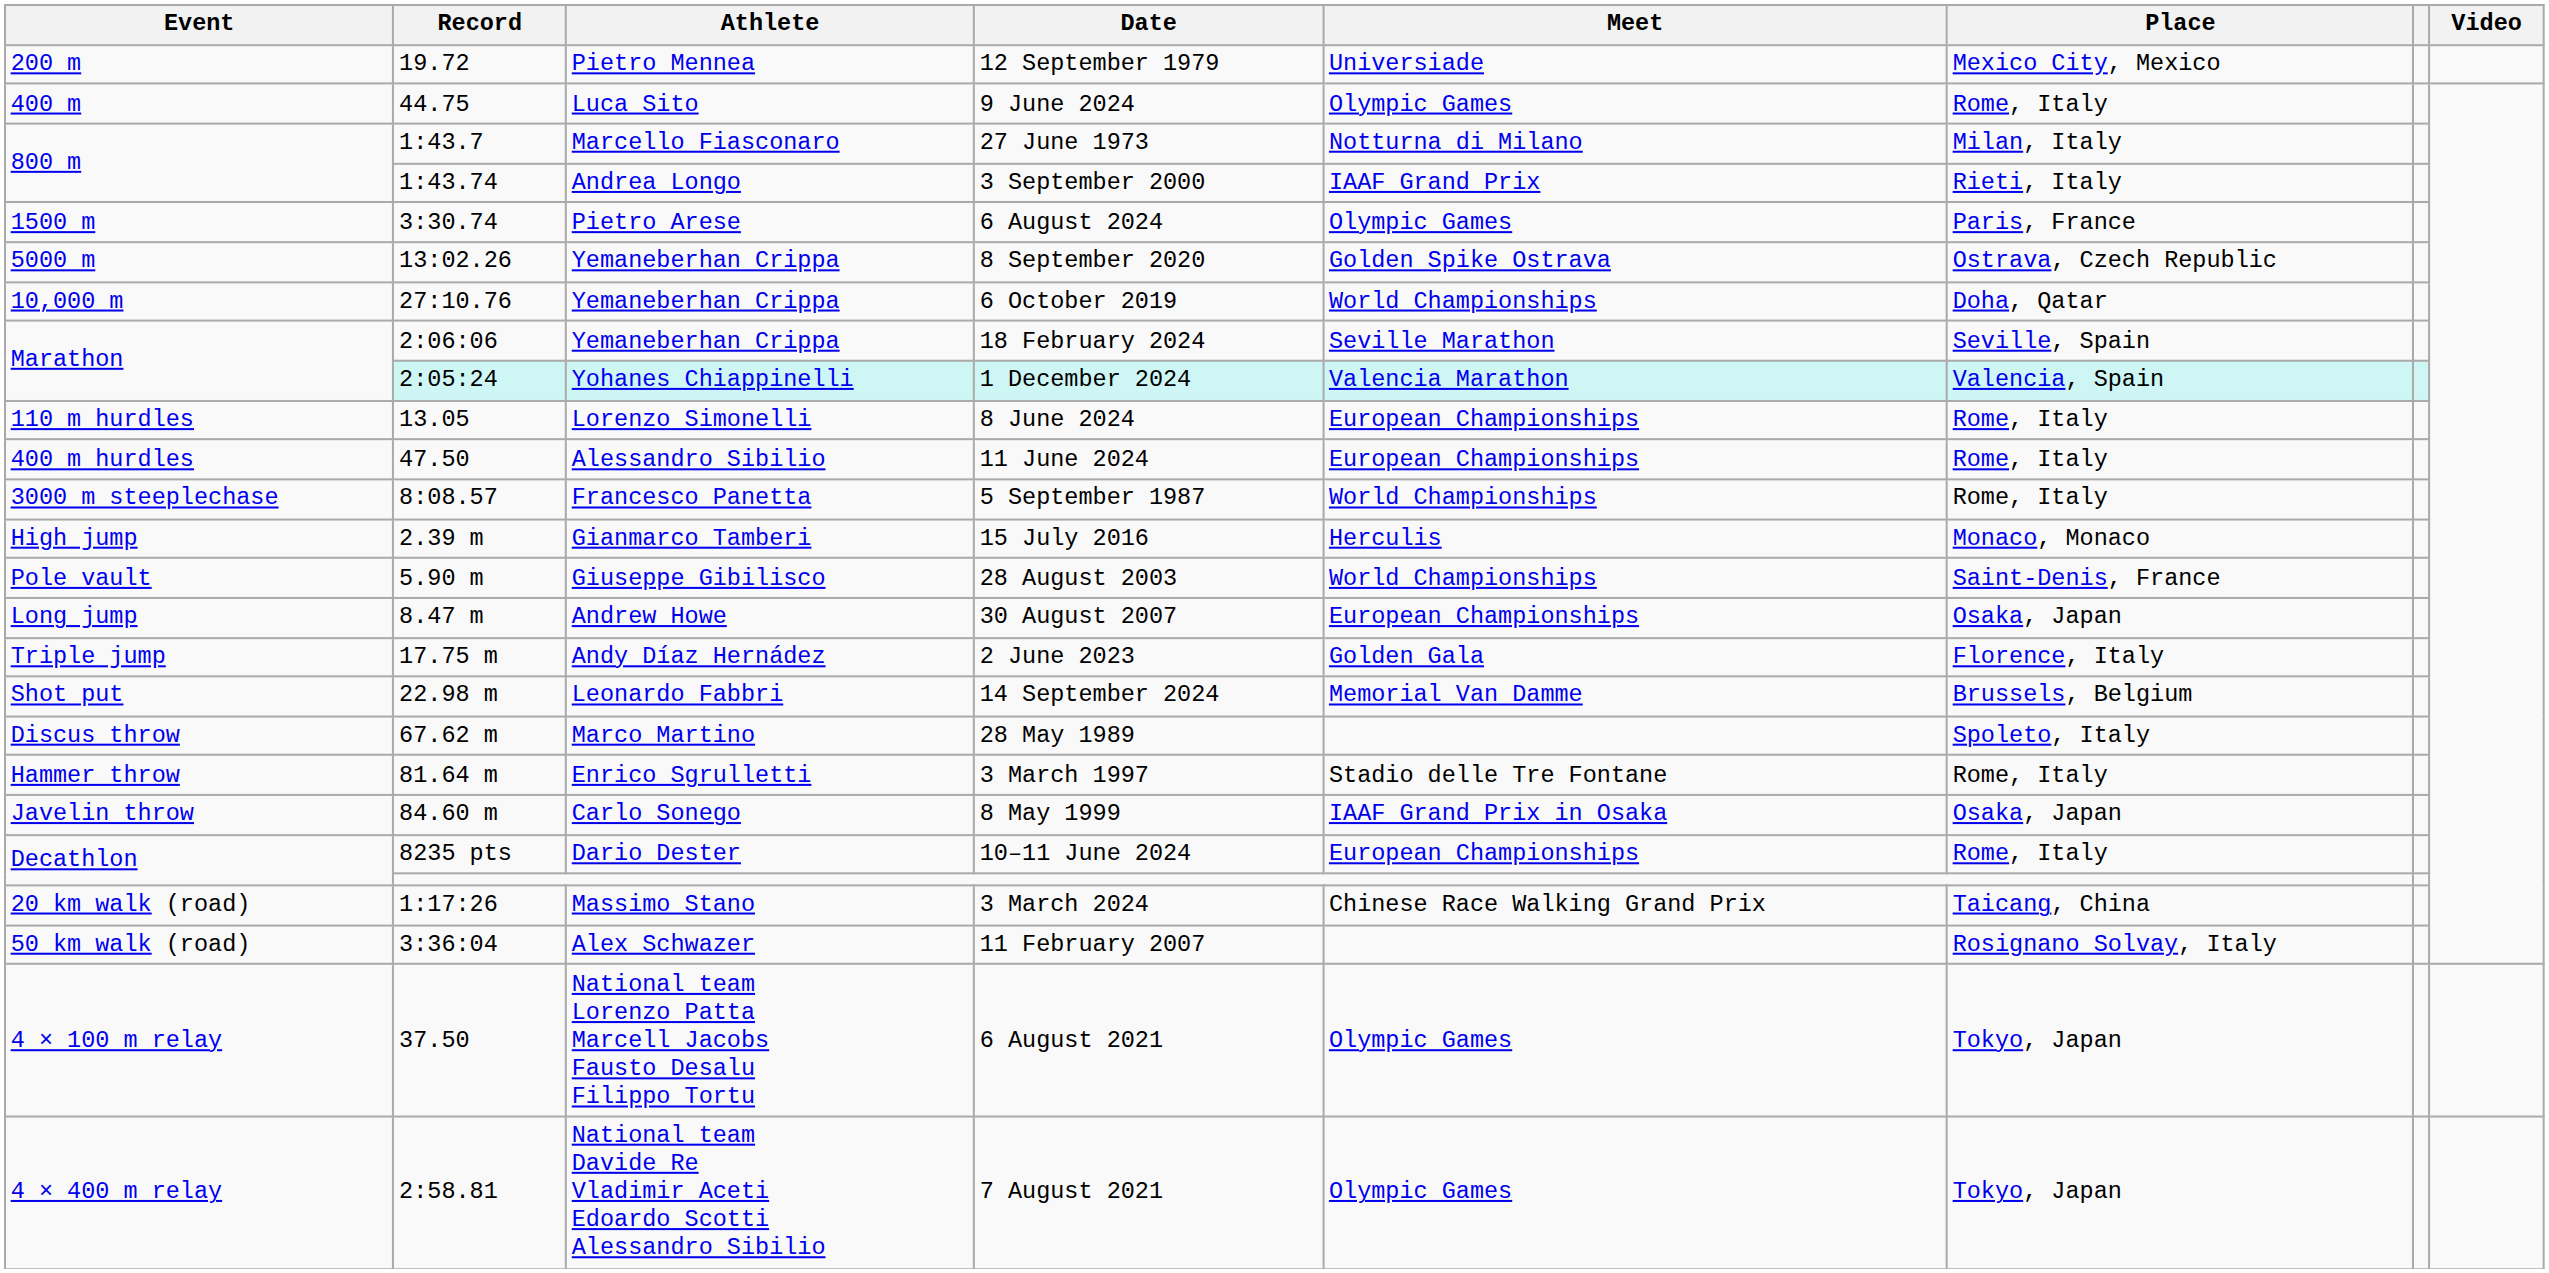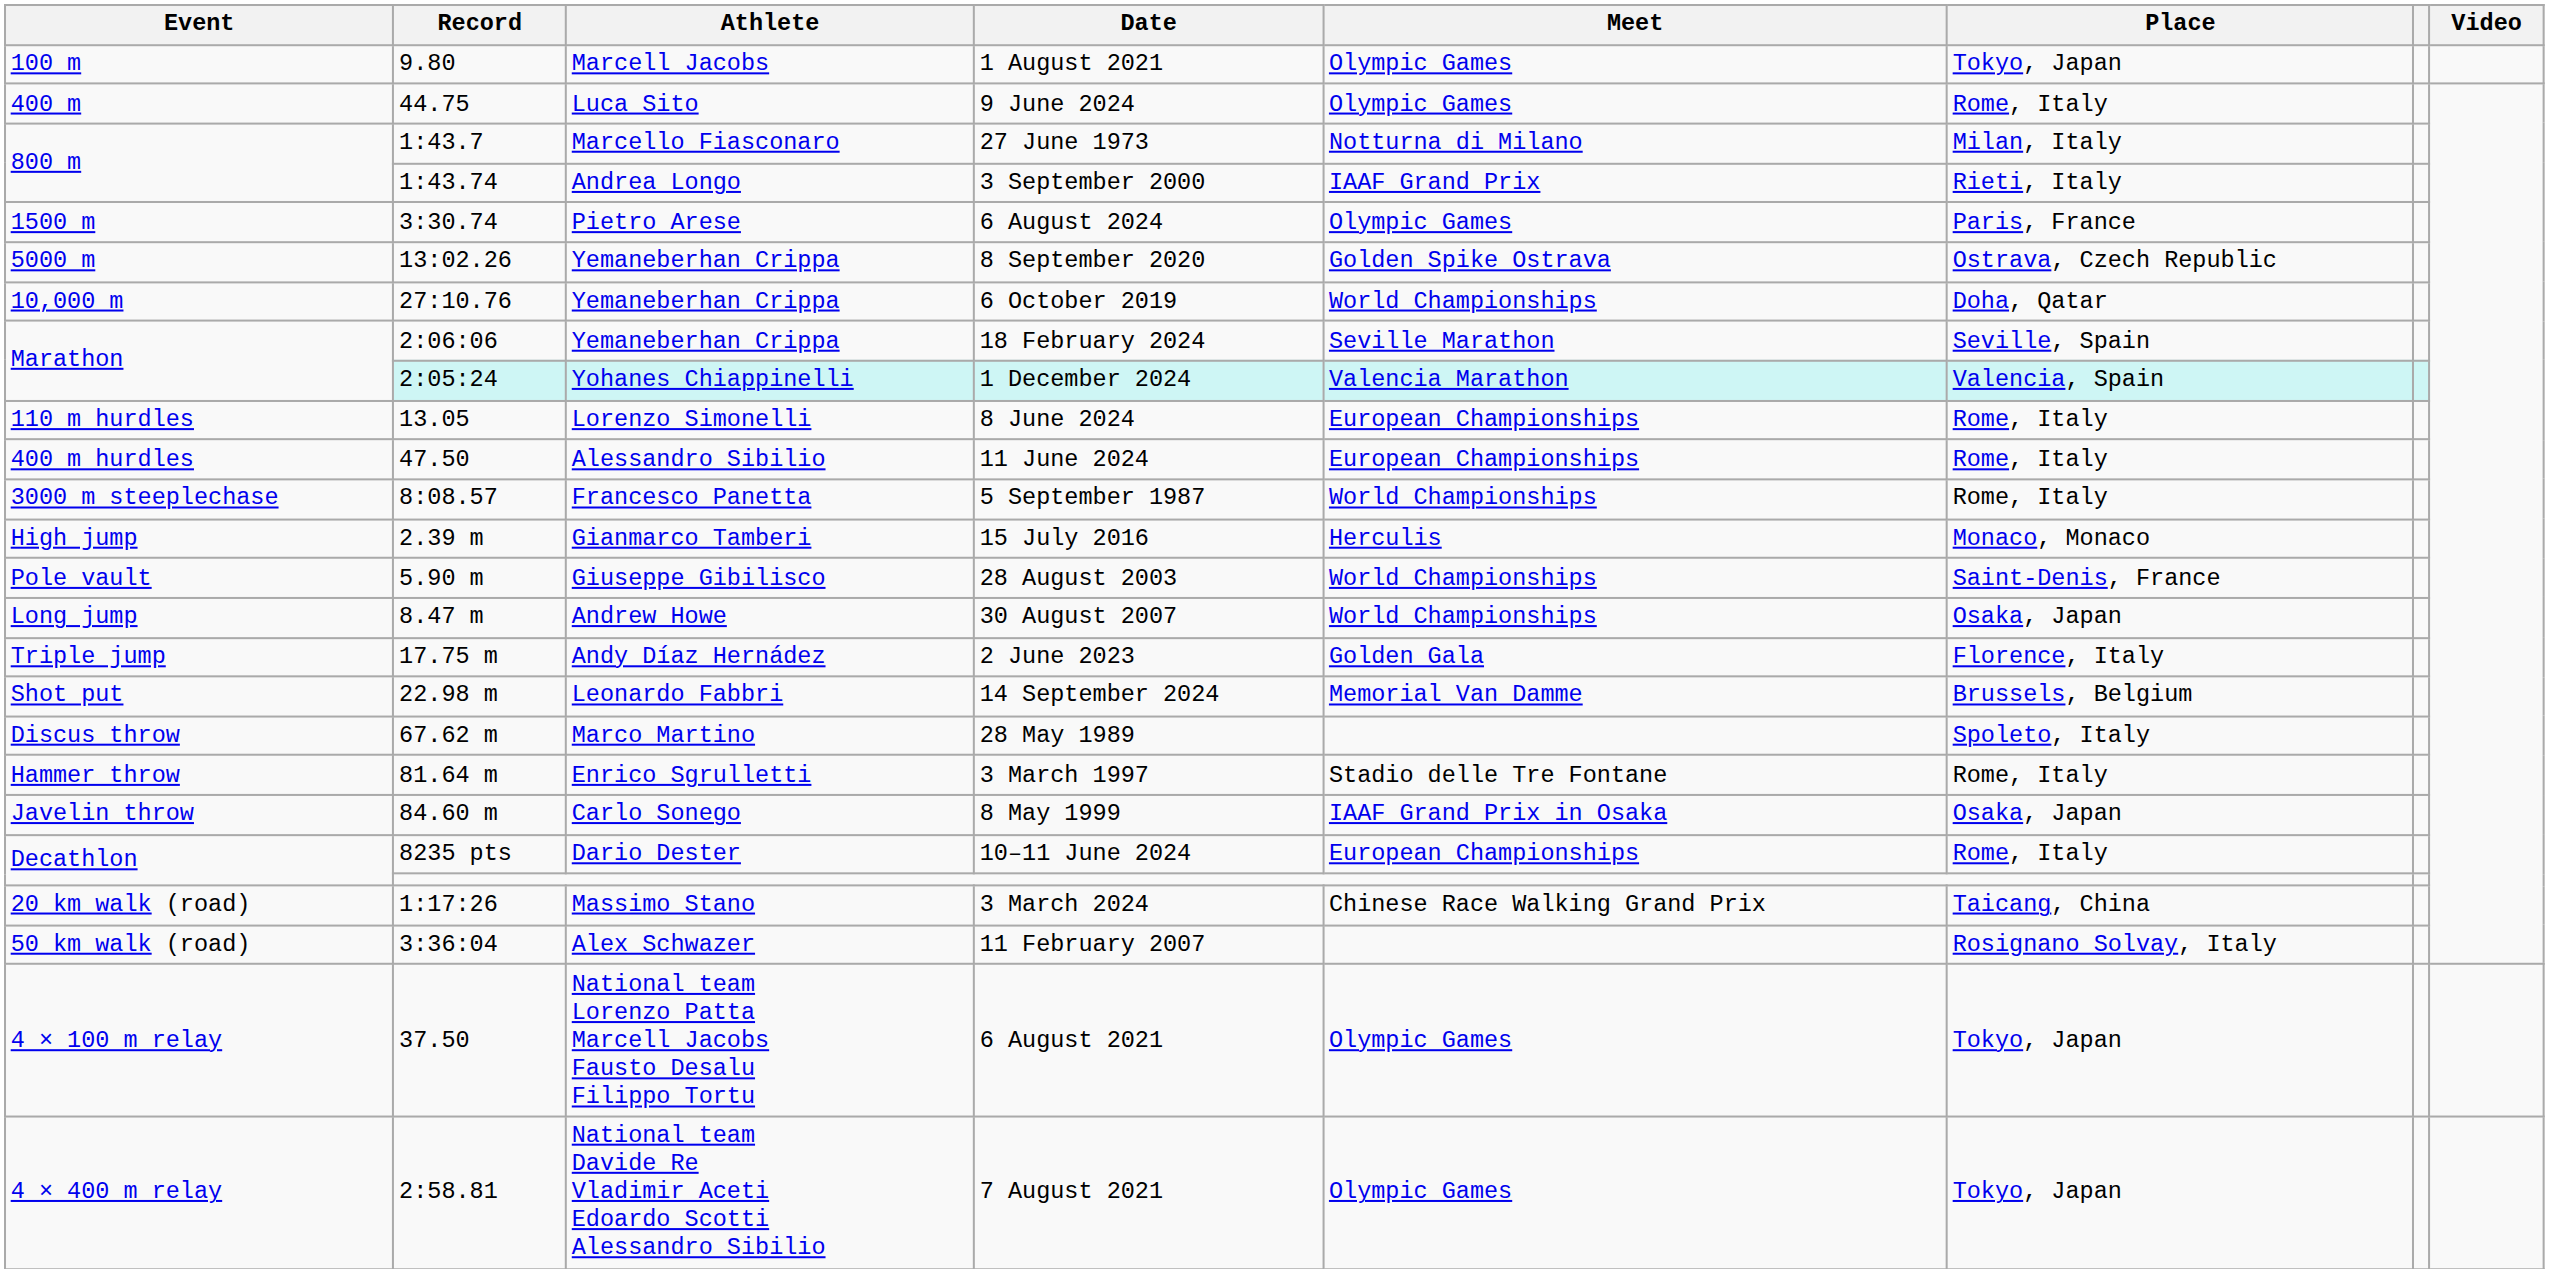+ row: (1071, 64)
- row: (1100, 64)
(1484, 617) European Championships -> (1463, 617) World Championships
